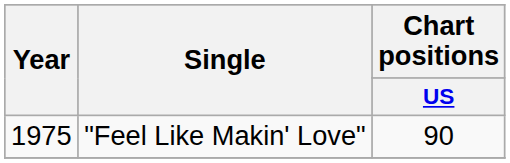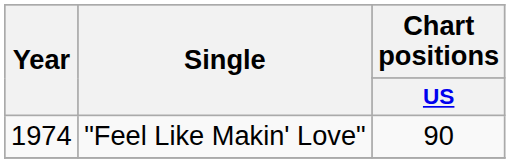(41, 136) 1975 -> (41, 136) 1974
